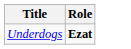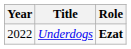+ column: (20, 14)
